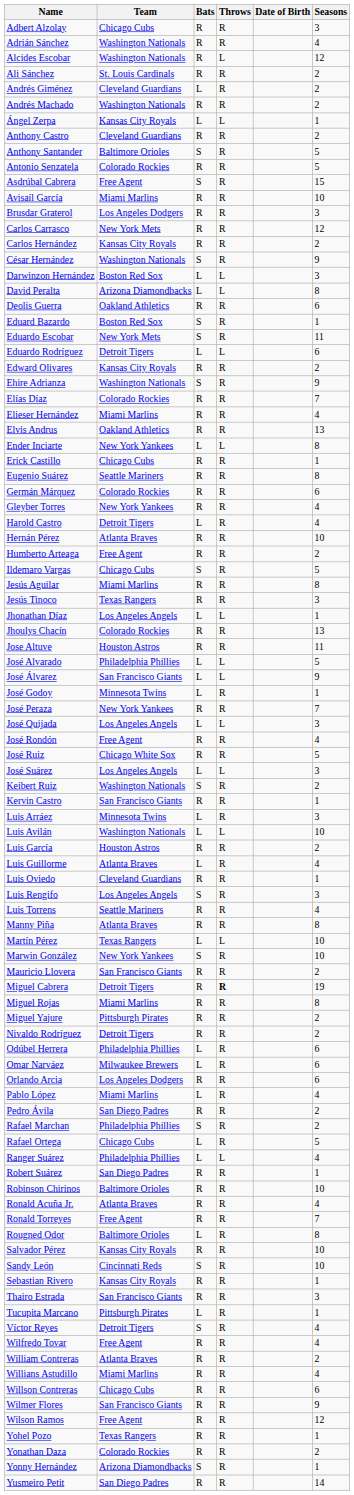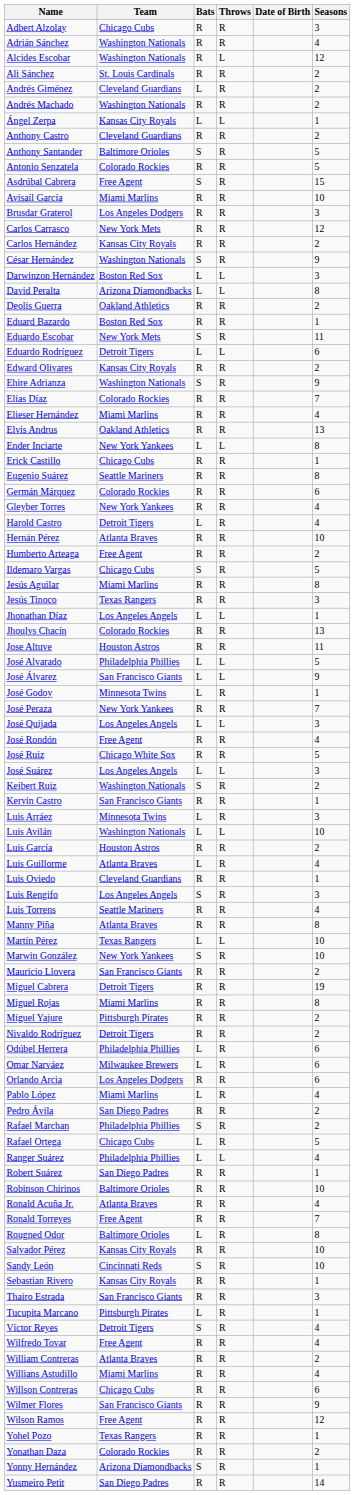(317, 306) 6 -> (317, 306) 2
(199, 321) S -> (199, 321) R
(223, 987) bold -> (222, 987) normal
